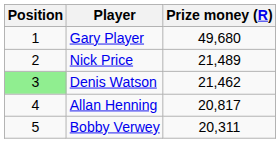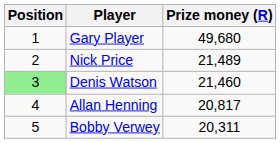(219, 82) 21,462 -> (219, 82) 21,460
